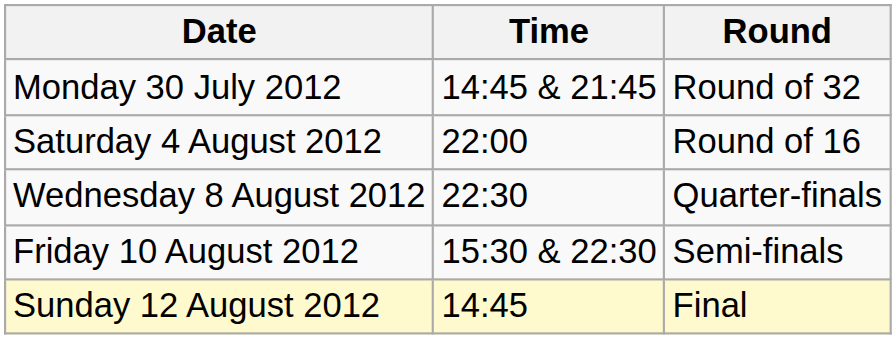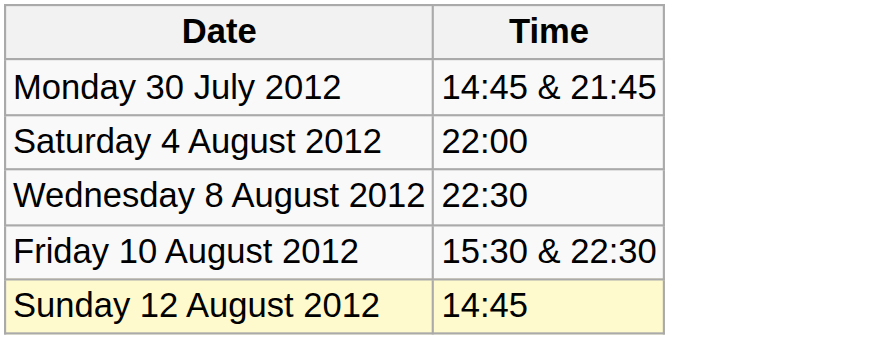- column: (777, 31)
